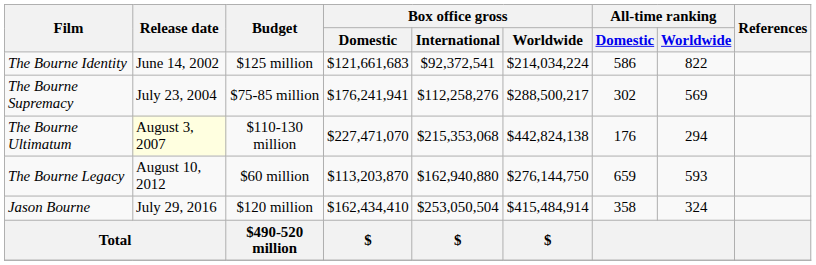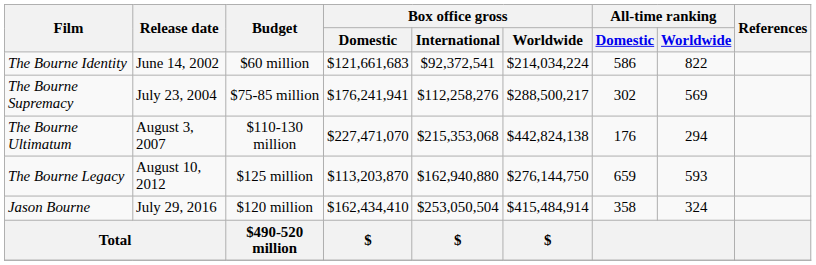(275, 63) $125 million -> (275, 63) $60 million
(165, 135) lightyellow background -> (165, 135) no background
(275, 176) $60 million -> (275, 176) $125 million
